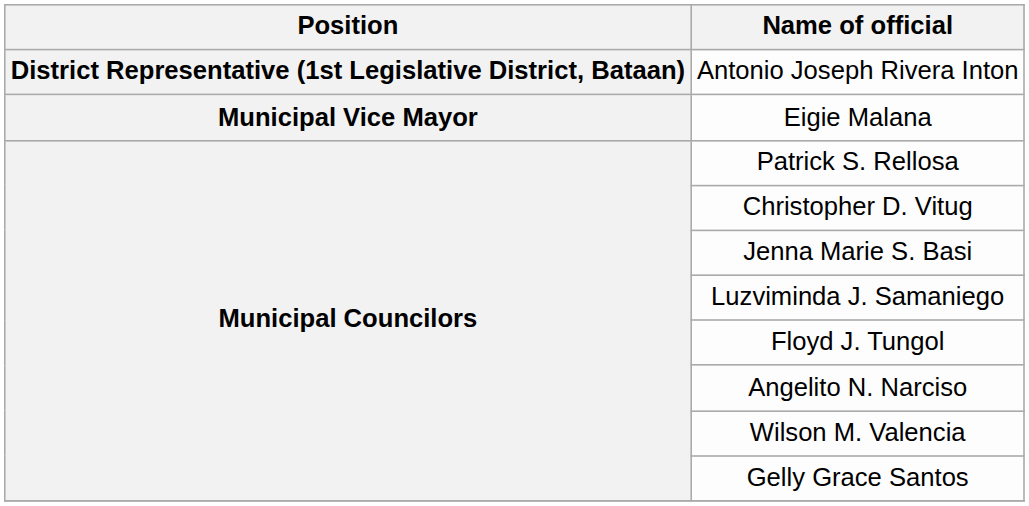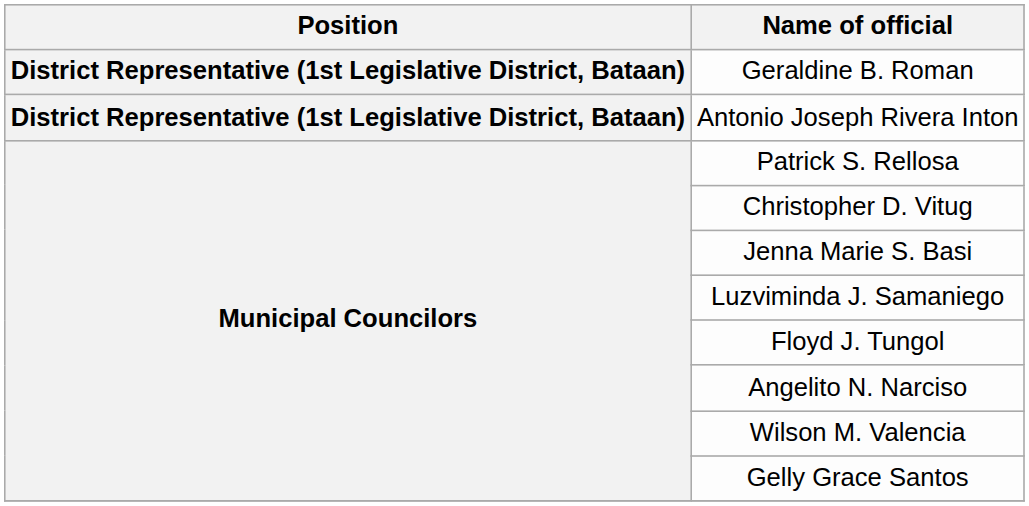+ row: (858, 71)
- row: (858, 116)
